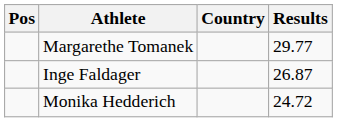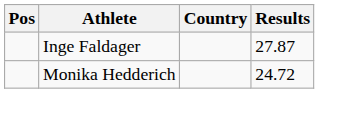- row: (118, 46)
(293, 74) 26.87 -> (275, 46) 27.87
